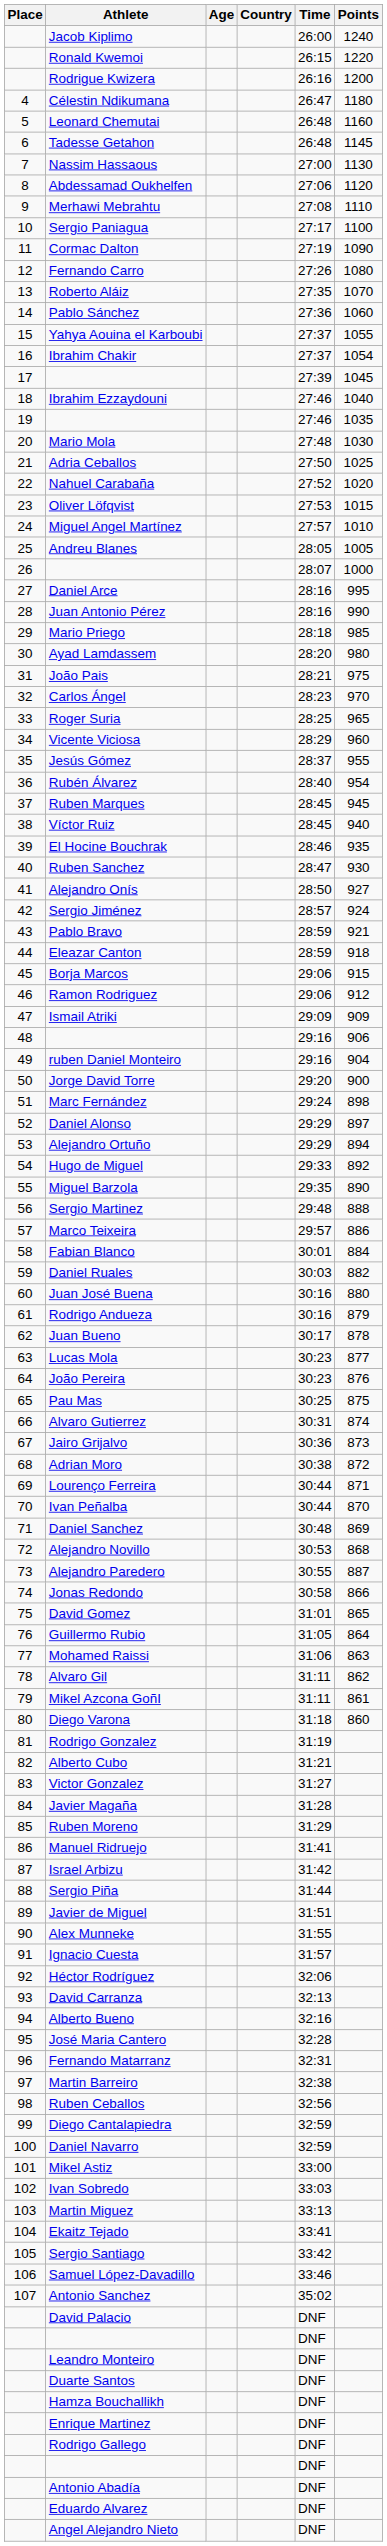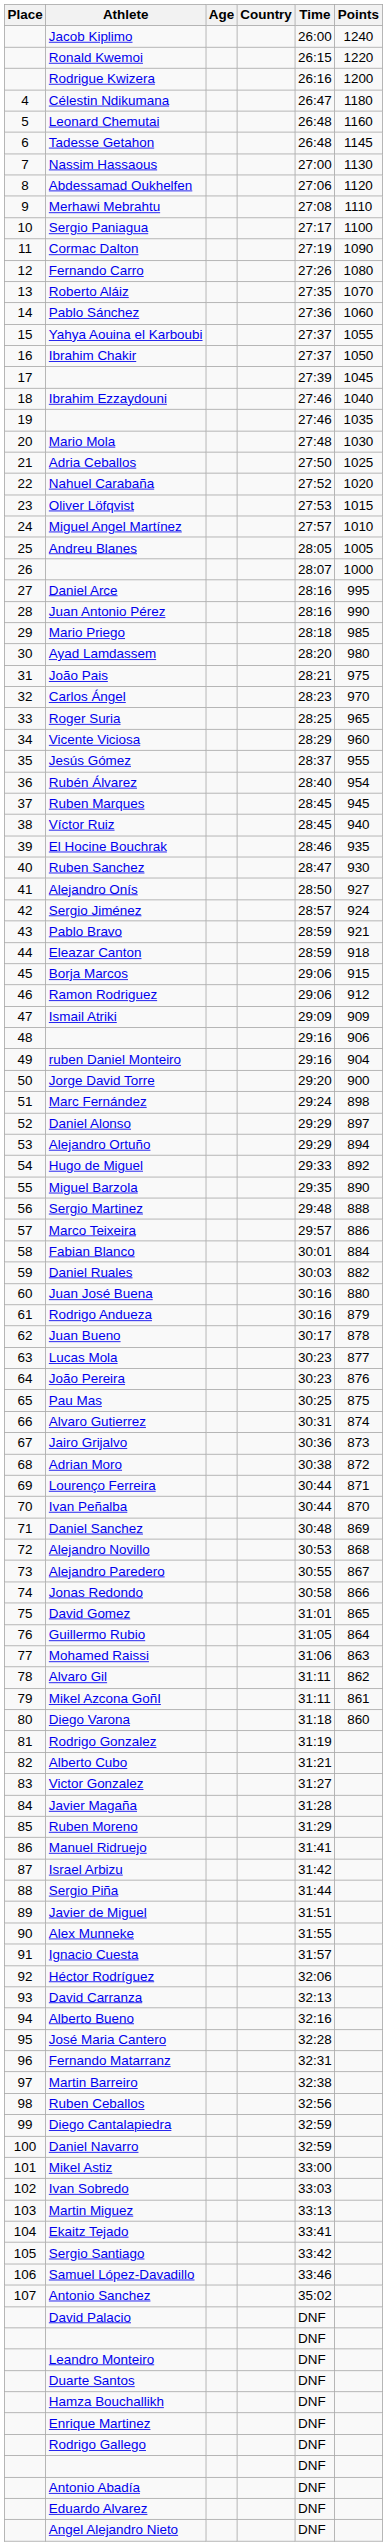(358, 356) 1054 -> (358, 356) 1050
(358, 1571) 887 -> (358, 1571) 867
